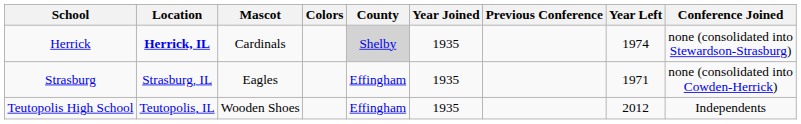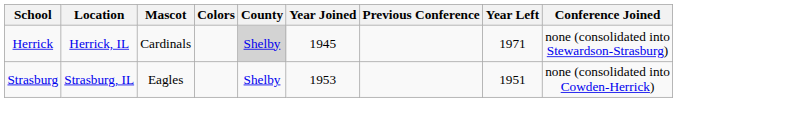(177, 43) bold -> (99, 43) normal
(446, 43) 1935 -> (323, 43) 1945
(636, 43) 1974 -> (512, 43) 1971
(378, 79) Effingham -> (262, 79) Shelby
(446, 79) 1935 -> (323, 79) 1953
(636, 79) 1971 -> (512, 79) 1951
- row: (70, 108)
